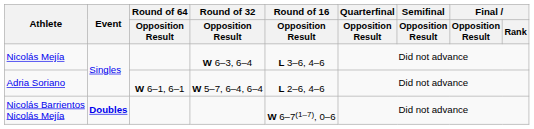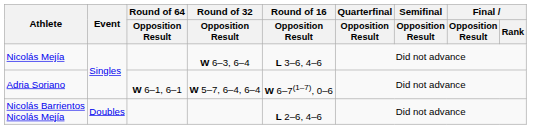(301, 89) L 2–6, 4–6 -> (299, 90) W 6–7(1–7), 0–6
(108, 111) bold -> (107, 112) normal
(301, 116) W 6–7(1–7), 0–6 -> (299, 117) L 2–6, 4–6
